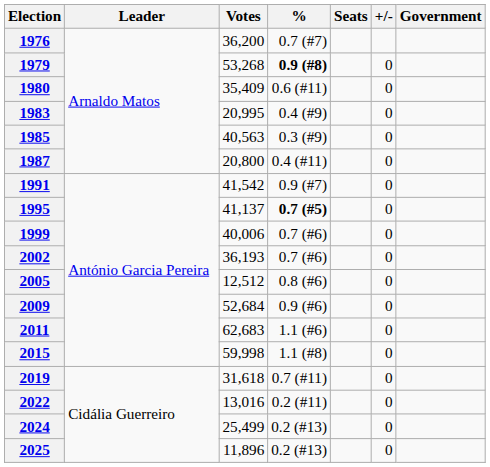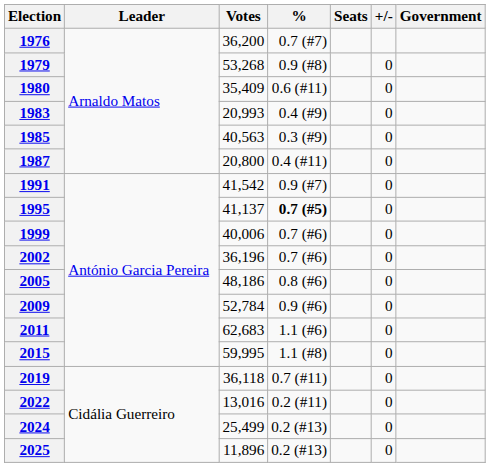(303, 64) bold -> (303, 64) normal
(243, 112) 20,995 -> (243, 112) 20,993
(243, 257) 36,193 -> (243, 257) 36,196
(243, 281) 12,512 -> (243, 281) 48,186
(243, 305) 52,684 -> (243, 305) 52,784
(243, 354) 59,998 -> (243, 354) 59,995
(243, 378) 31,618 -> (244, 378) 36,118
